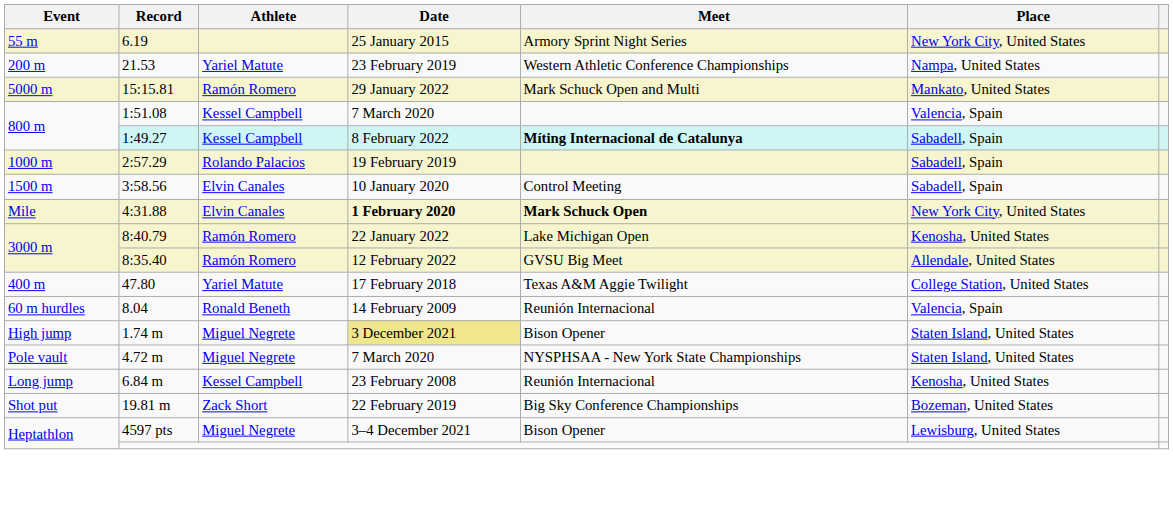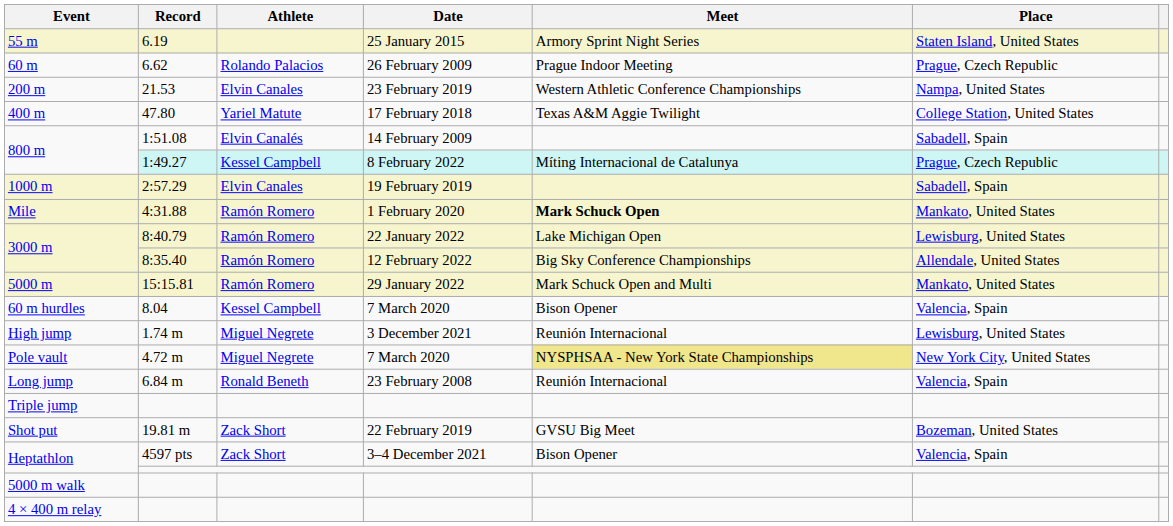(998, 41) New York City, United States -> (997, 41) Staten Island, United States
+ row: (23, 65)
(243, 65) Yariel Matute -> (262, 89) Elvin Canales
rows swapped: (27, 284) <-> (30, 89)
(252, 114) Kessel Campbell -> (262, 138) Elvin Canalés
(393, 114) 7 March 2020 -> (419, 138) 14 February 2009
(957, 114) Valencia, Spain -> (962, 138) Sabadell, Spain
(633, 138) bold -> (637, 162) normal
(957, 138) Sabadell, Spain -> (987, 162) Prague, Czech Republic
(254, 162) Rolando Palacios -> (262, 187) Elvin Canales
- row: (30, 187)
(243, 211) Elvin Canales -> (267, 211) Ramón Romero
(403, 211) bold -> (416, 211) normal
(998, 211) New York City, United States -> (985, 211) Mankato, United States
(980, 235) Kenosha, United States -> (990, 235) Lewisburg, United States
(573, 259) GVSU Big Meet -> (643, 259) Big Sky Conference Championships
(246, 308) Ronald Beneth -> (271, 308) Kessel Campbell
(404, 308) 14 February 2009 -> (408, 308) 7 March 2020
(589, 308) Reunión Internacional -> (577, 308) Bison Opener
(404, 332) khaki background -> (419, 332) no background
(564, 332) Bison Opener -> (602, 332) Reunión Internacional
(992, 332) Staten Island, United States -> (990, 332) Lewisburg, United States
(662, 357) no background -> (675, 357) khaki background
(992, 357) Staten Island, United States -> (1003, 357) New York City, United States
(252, 381) Kessel Campbell -> (265, 381) Ronald Beneth
(980, 381) Kenosha, United States -> (962, 381) Valencia, Spain
+ row: (43, 405)
(631, 405) Big Sky Conference Championships -> (585, 430) GVSU Big Meet
(249, 430) Miguel Negrete -> (253, 454) Zack Short
(986, 430) Lewisburg, United States -> (962, 454) Valencia, Spain
+ row: (46, 485)
+ row: (55, 509)
